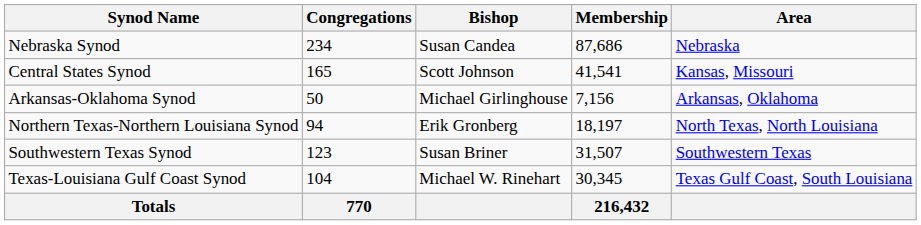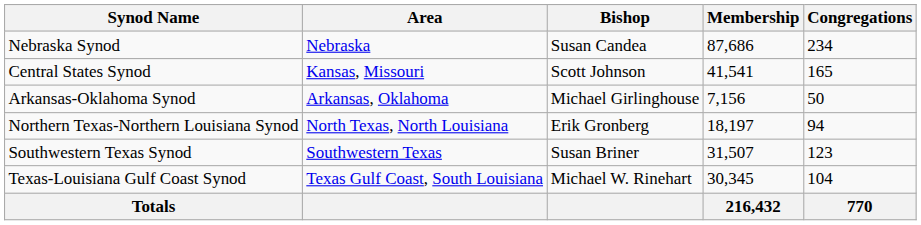columns swapped: (794, 17) <-> (359, 17)
